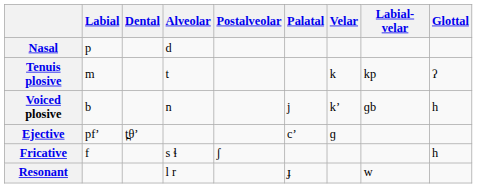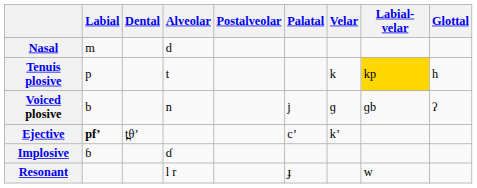(88, 47) p -> (90, 47) m
(90, 74) m -> (88, 74) p
(370, 74) no background -> (370, 74) gold background
(435, 74) ʔ -> (435, 74) h
(335, 107) kʼ -> (333, 107) ɡ
(435, 107) h -> (435, 107) ʔ
(92, 134) normal -> (93, 134) bold
(333, 134) ɡ -> (335, 134) kʼ
+ row: (43, 153)
- row: (43, 153)
